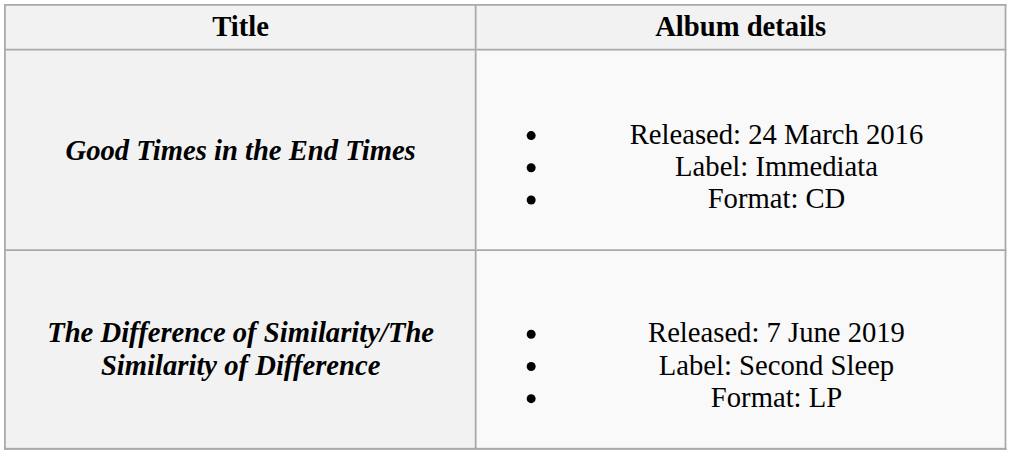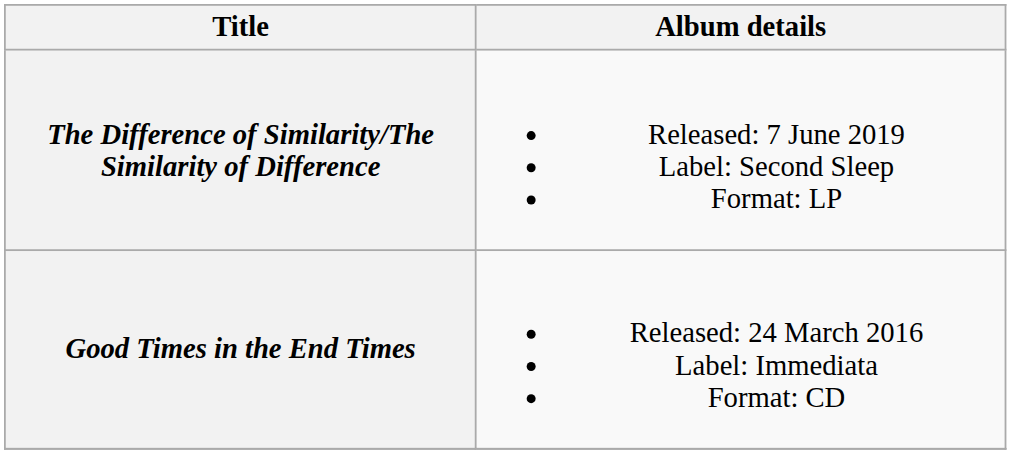rows swapped: (241, 149) <-> (241, 348)
